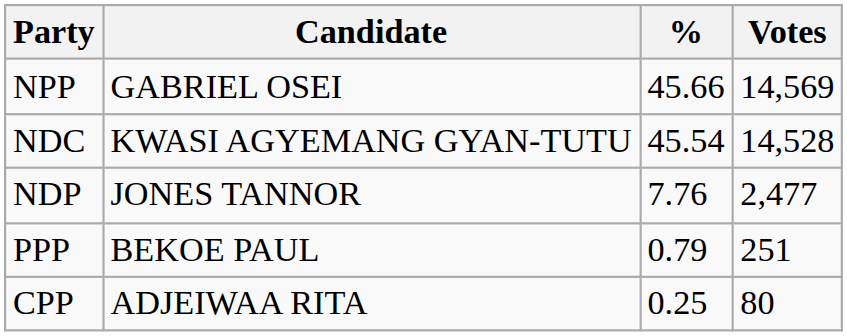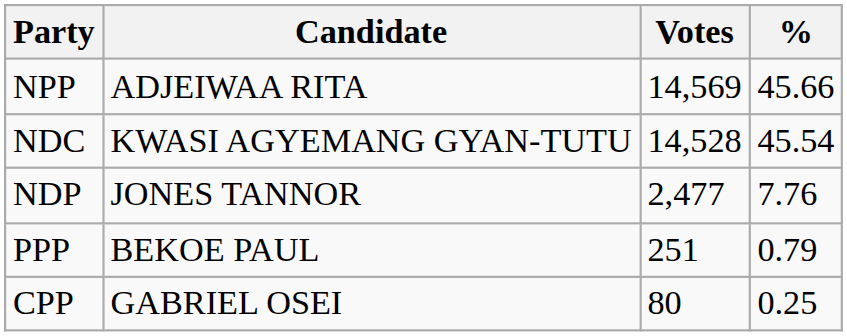columns swapped: (787, 31) <-> (686, 31)
(226, 85) GABRIEL OSEI -> (239, 85) ADJEIWAA RITA
(239, 303) ADJEIWAA RITA -> (226, 303) GABRIEL OSEI
